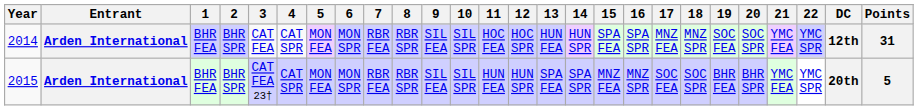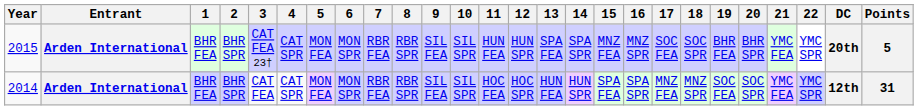rows swapped: (23, 41) <-> (23, 82)
